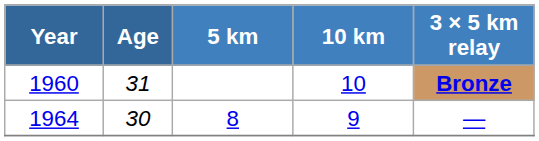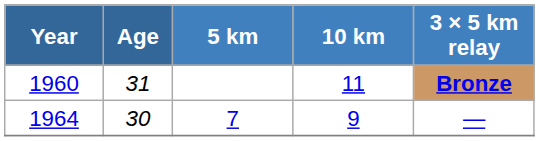(353, 83) 10 -> (353, 83) 11
(233, 118) 8 -> (233, 118) 7
